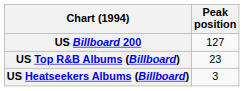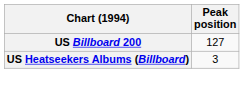- row: (98, 59)
